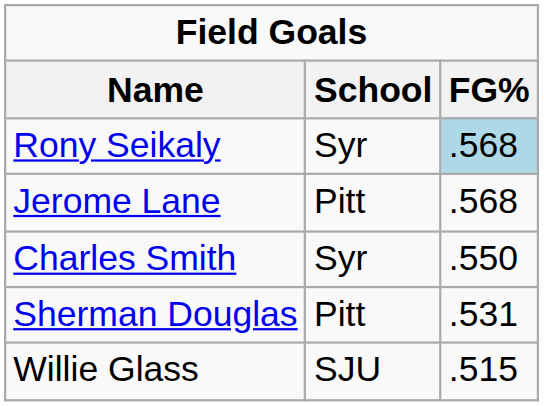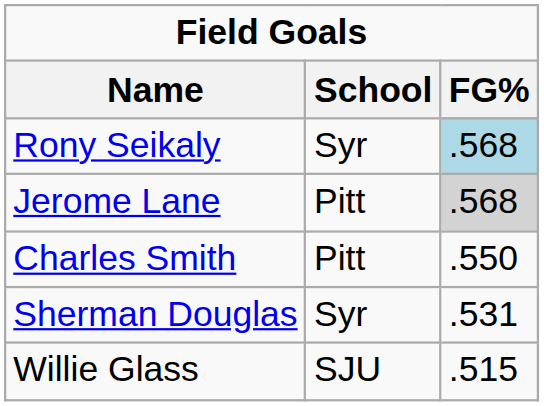(483, 201) no background -> (483, 201) lightgrey background
(341, 257) Syr -> (340, 257) Pitt
(340, 314) Pitt -> (341, 314) Syr
